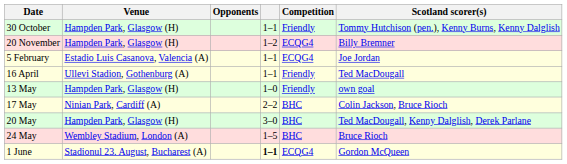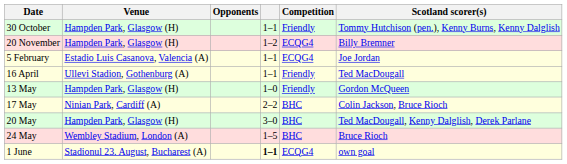(356, 89) own goal -> (374, 89) Gordon McQueen
(374, 151) Gordon McQueen -> (356, 151) own goal
